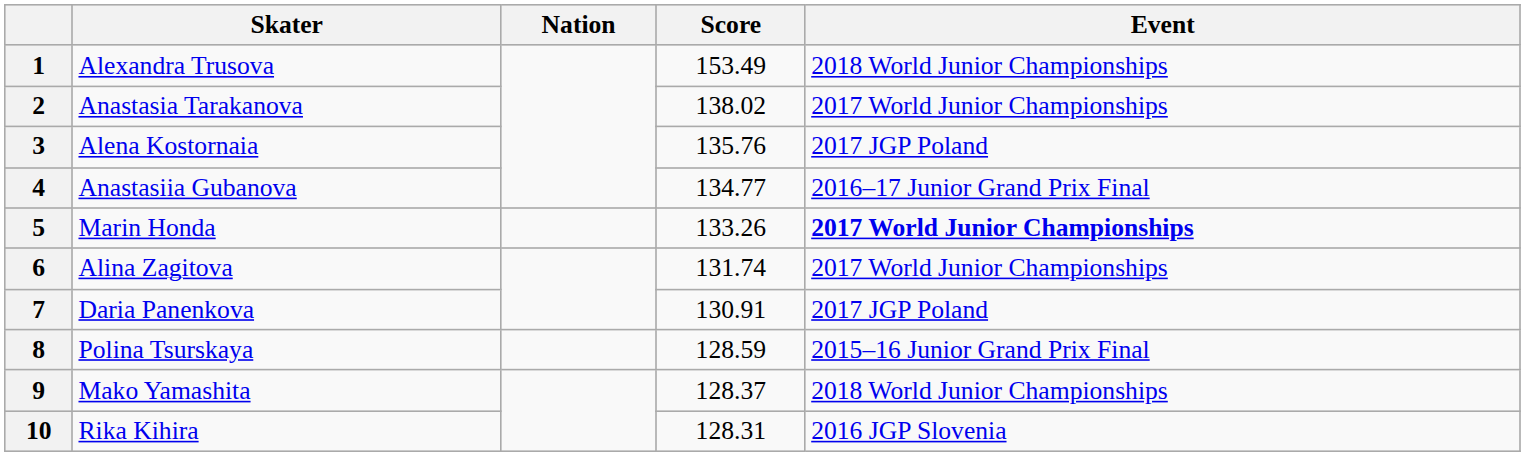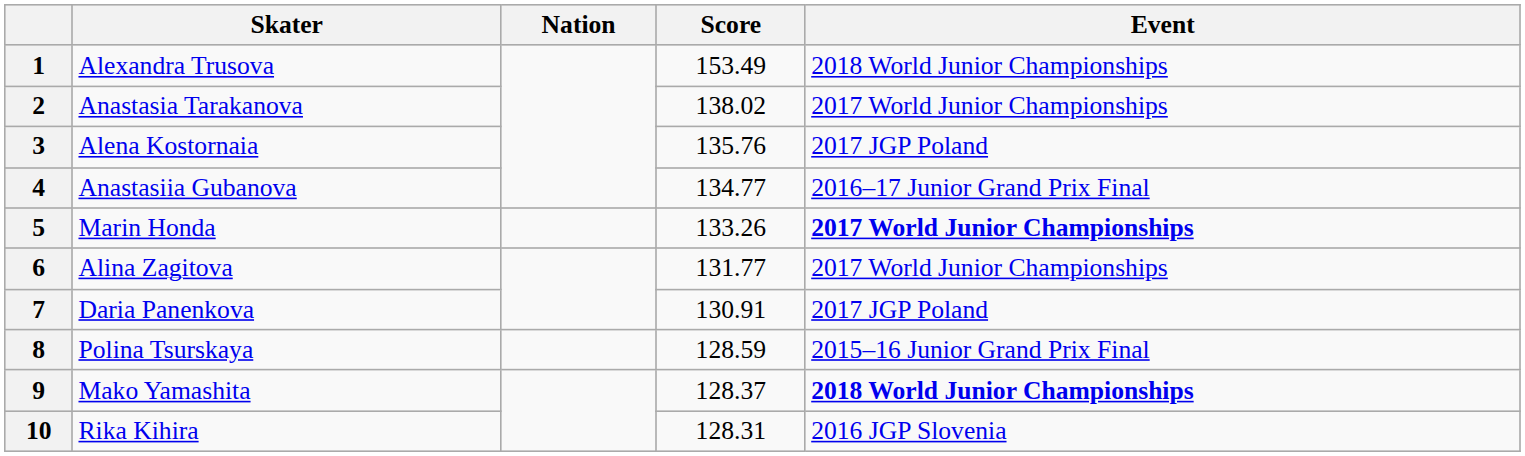(731, 268) 131.74 -> (731, 268) 131.77
(990, 390) normal -> (1002, 390) bold
